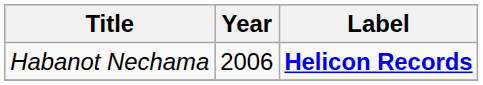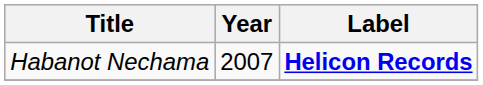(247, 62) 2006 -> (247, 62) 2007
